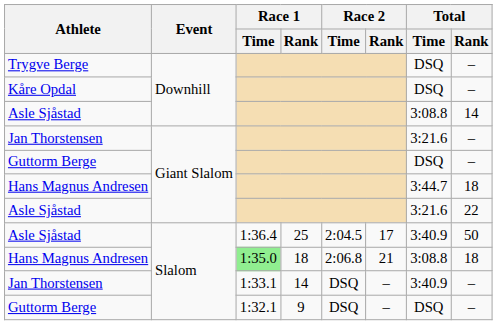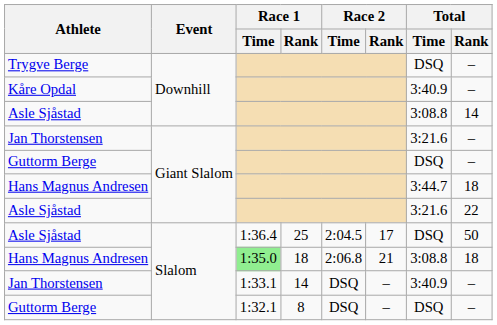(429, 89) DSQ -> (429, 89) 3:40.9
(429, 235) 3:40.9 -> (429, 235) DSQ
(301, 307) 9 -> (301, 307) 8
